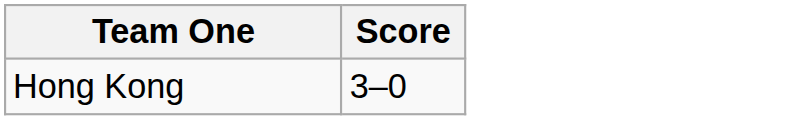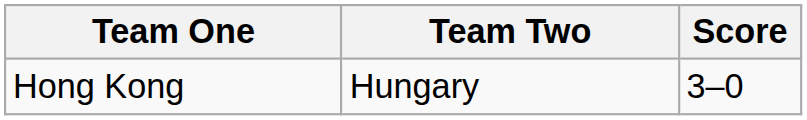+ column: (510, 31)
